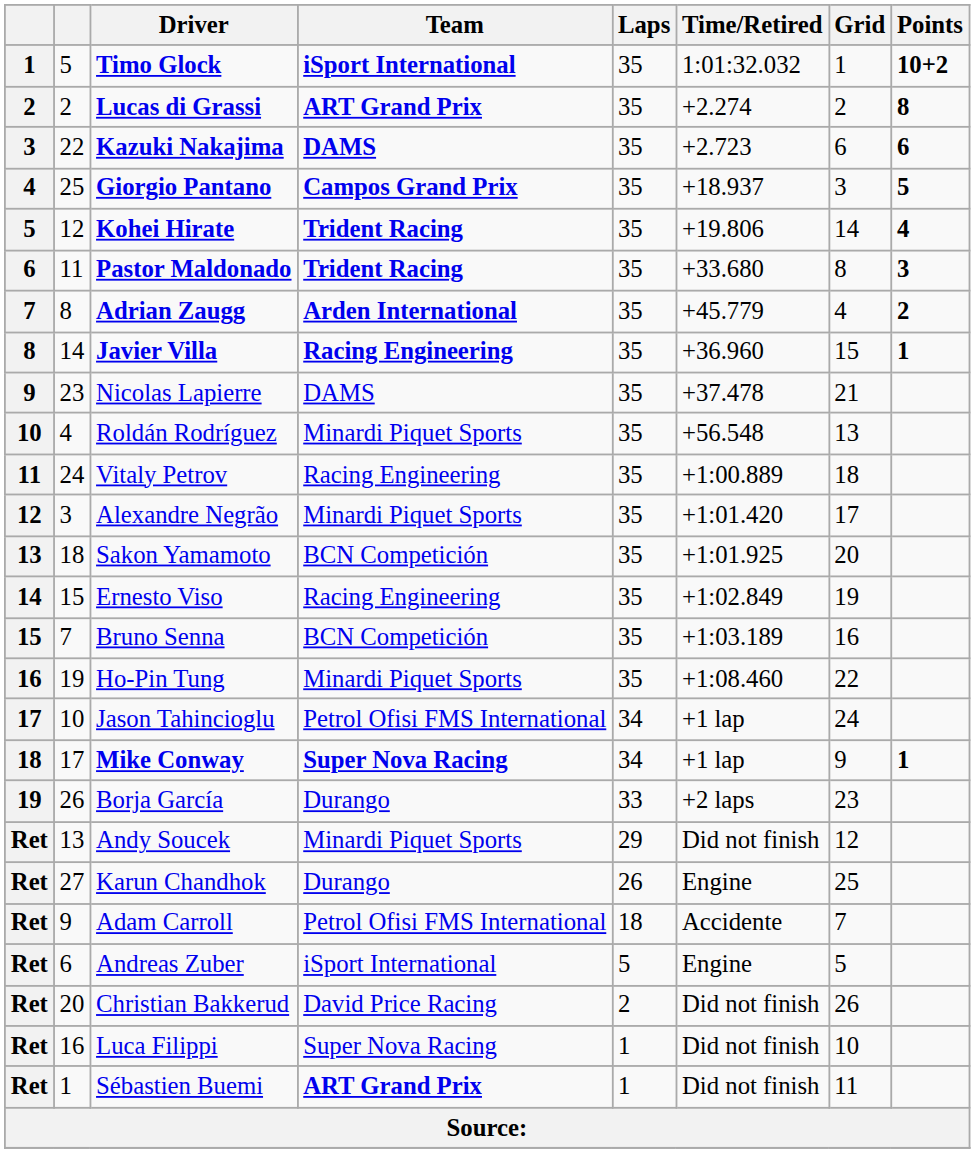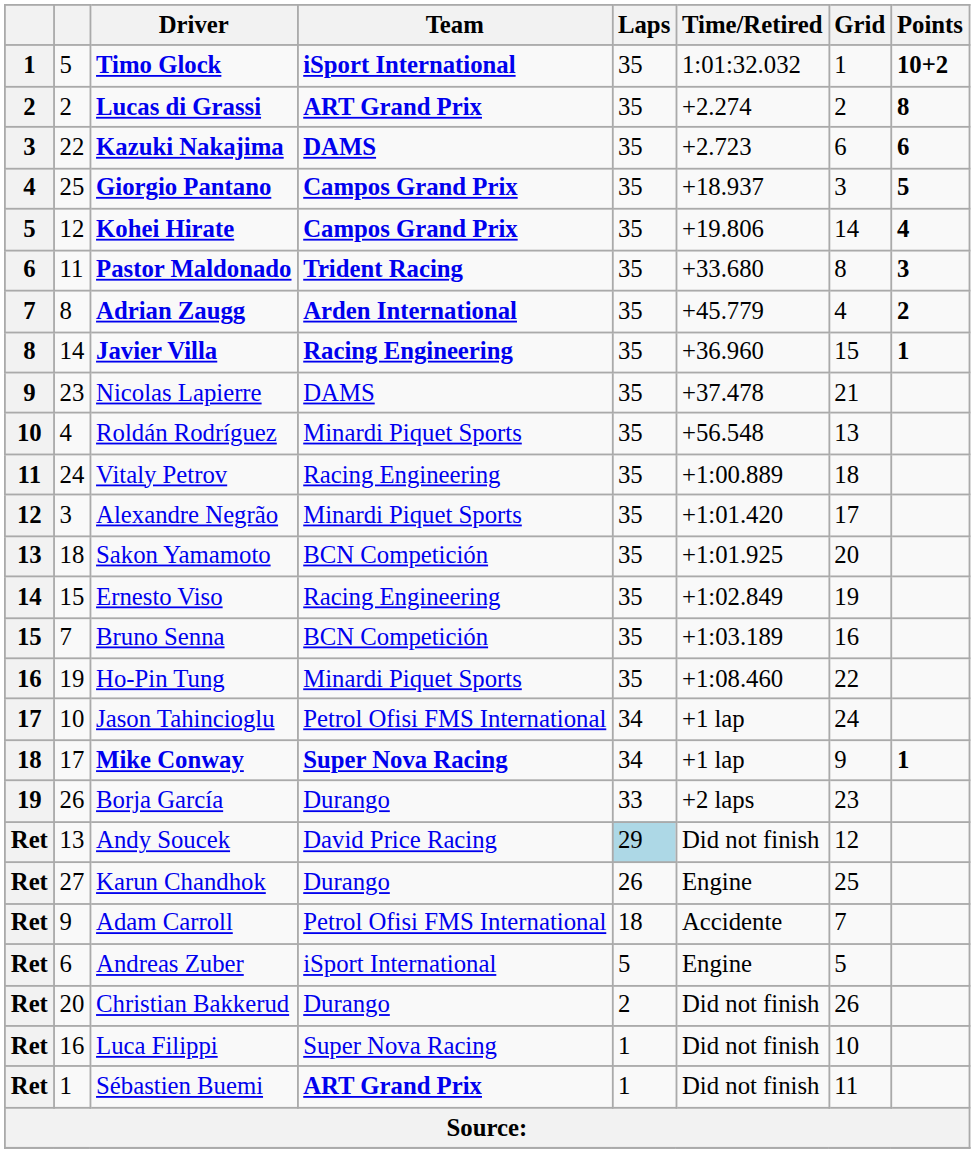(383, 228) Trident Racing -> (410, 228) Campos Grand Prix
(413, 841) Minardi Piquet Sports -> (400, 841) David Price Racing
(630, 841) no background -> (630, 841) lightblue background
(400, 1004) David Price Racing -> (347, 1004) Durango
